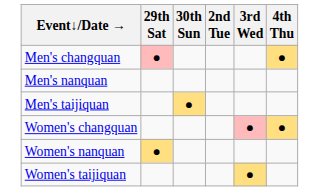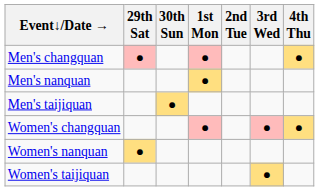+ column: (205, 25)
